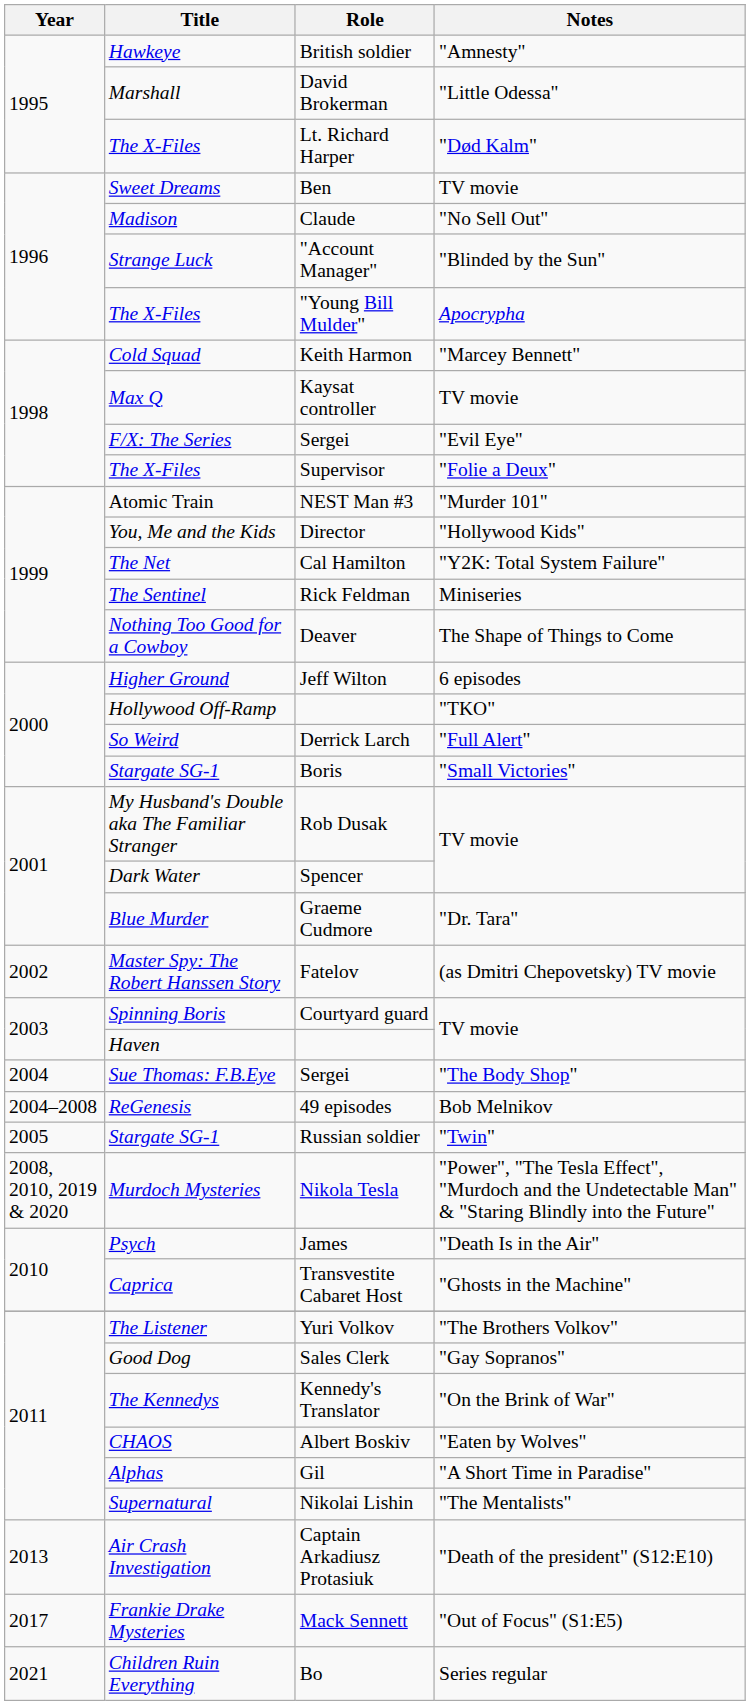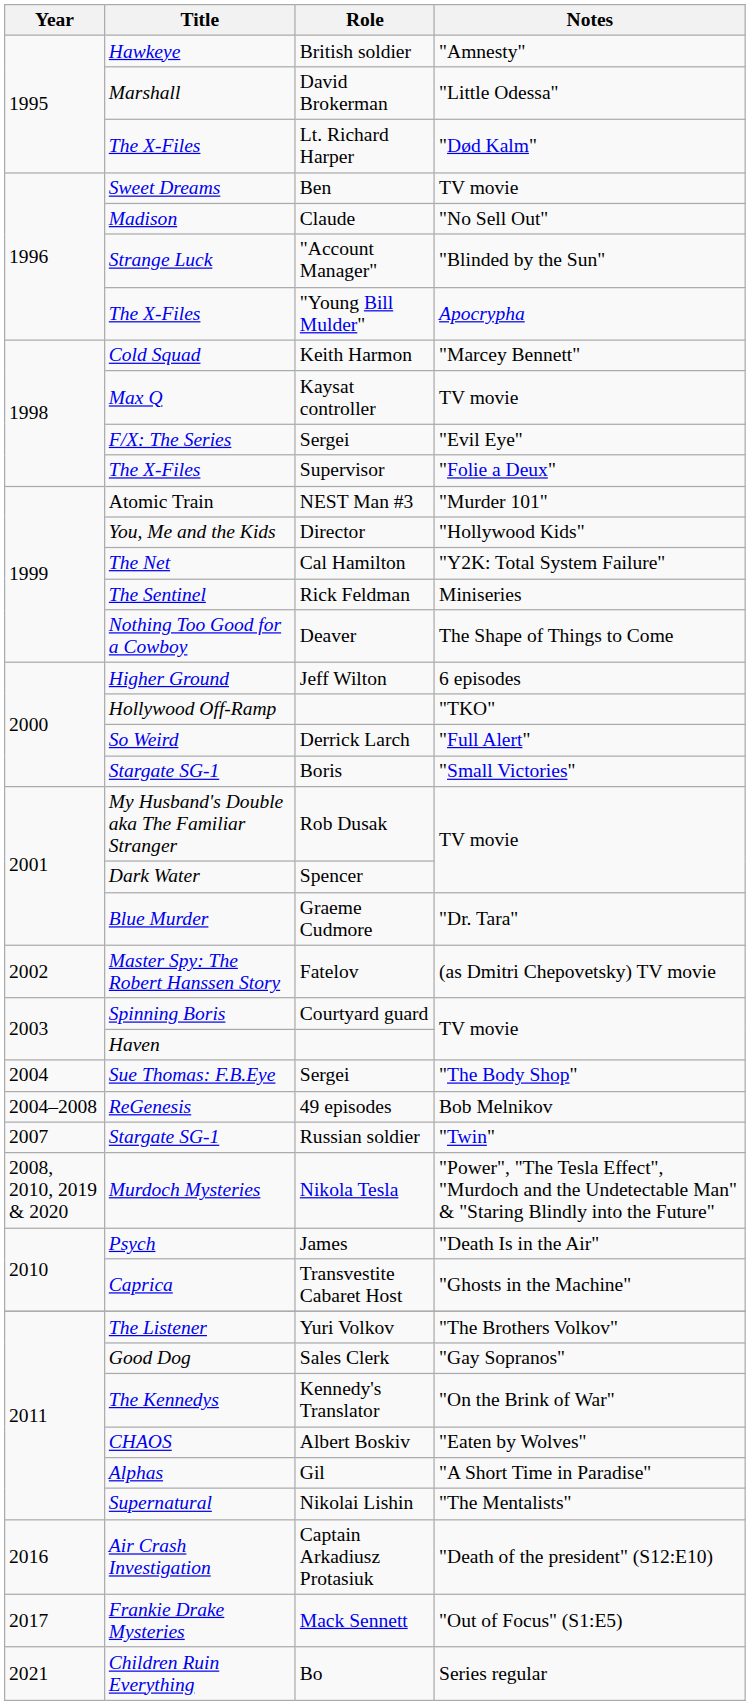(29, 1137) 2005 -> (29, 1137) 2007
(29, 1556) 2013 -> (29, 1556) 2016
